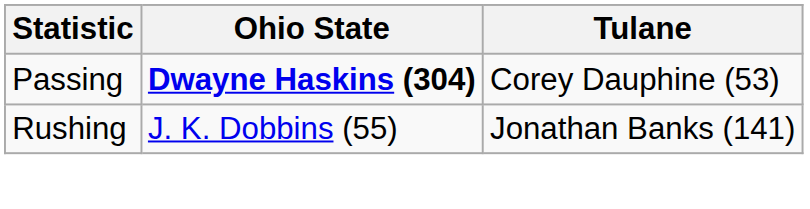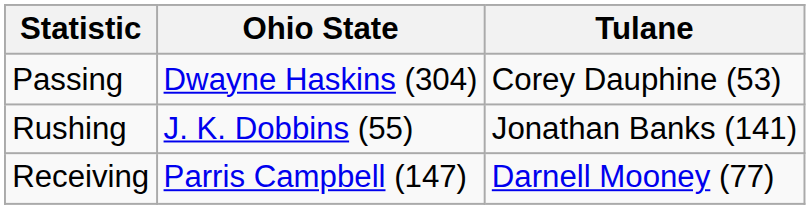(312, 78) bold -> (320, 78) normal
+ row: (81, 177)
